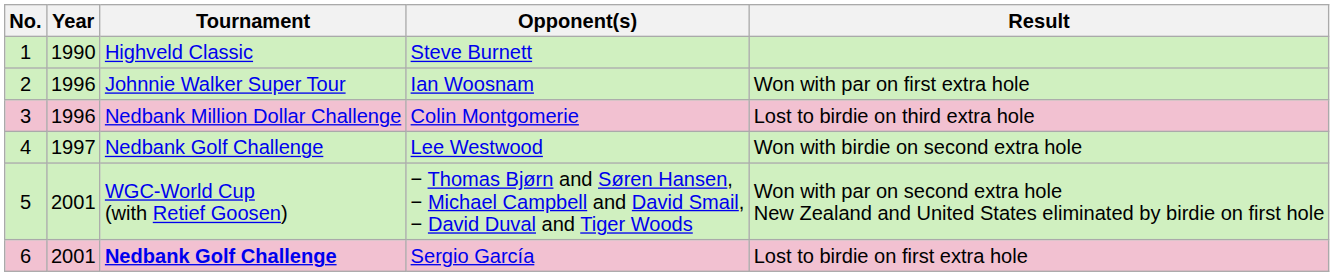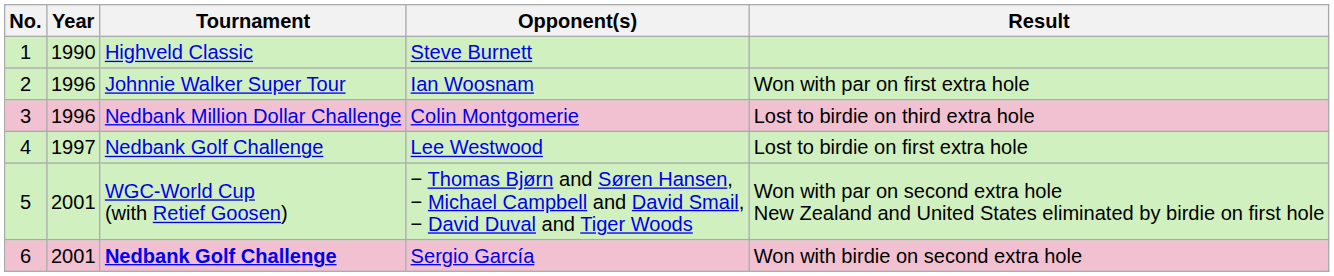(918, 148) Won with birdie on second extra hole -> (891, 148) Lost to birdie on first extra hole
(891, 256) Lost to birdie on first extra hole -> (918, 256) Won with birdie on second extra hole
